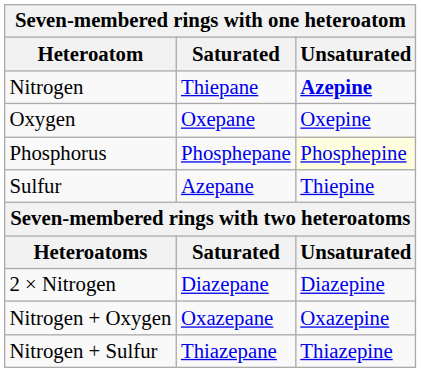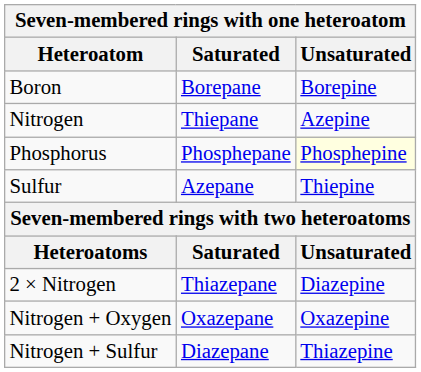+ row: (35, 86)
(336, 86) bold -> (335, 119) normal
- row: (42, 119)
(225, 284) Diazepane -> (229, 284) Thiazepane
(229, 350) Thiazepane -> (225, 350) Diazepane
